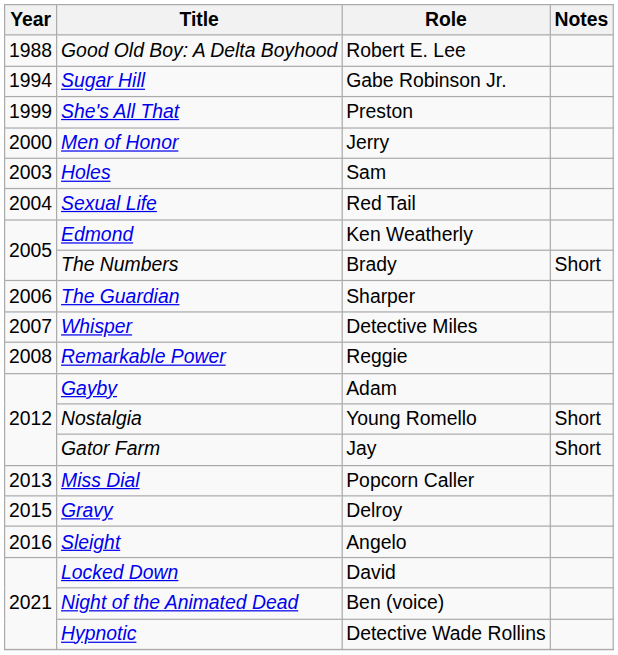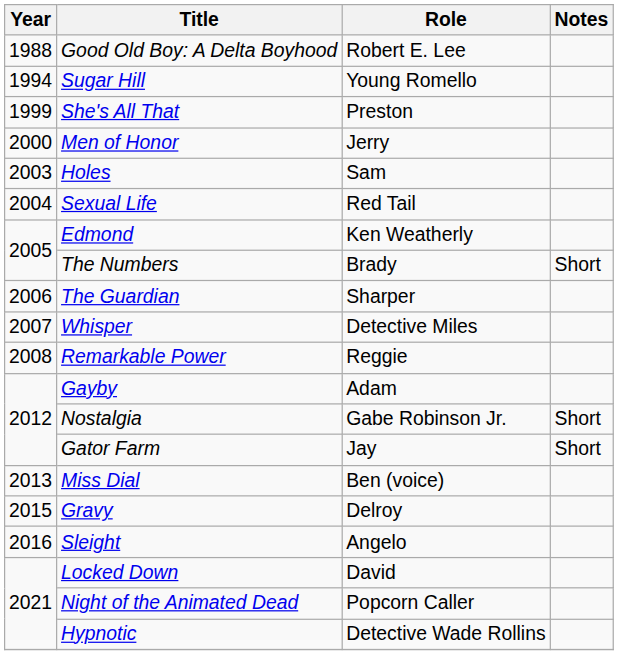(426, 81) Gabe Robinson Jr. -> (412, 81) Young Romello
(412, 419) Young Romello -> (426, 419) Gabe Robinson Jr.
(410, 480) Popcorn Caller -> (395, 480) Ben (voice)
(395, 603) Ben (voice) -> (410, 603) Popcorn Caller
